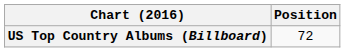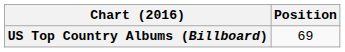(305, 37) 72 -> (305, 37) 69
